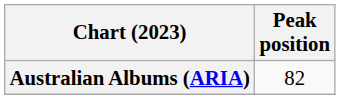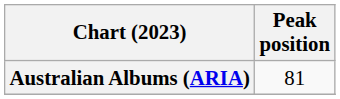(295, 77) 82 -> (295, 77) 81
